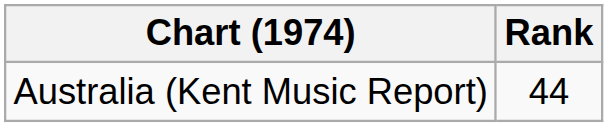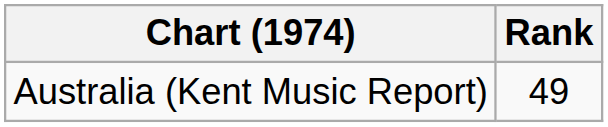(549, 90) 44 -> (549, 90) 49
